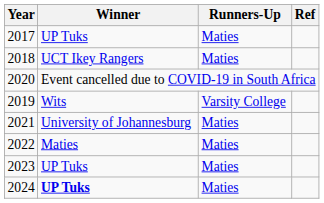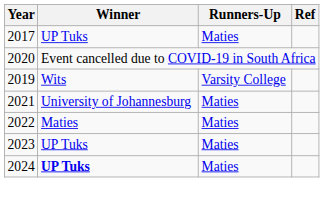- row: (21, 58)
